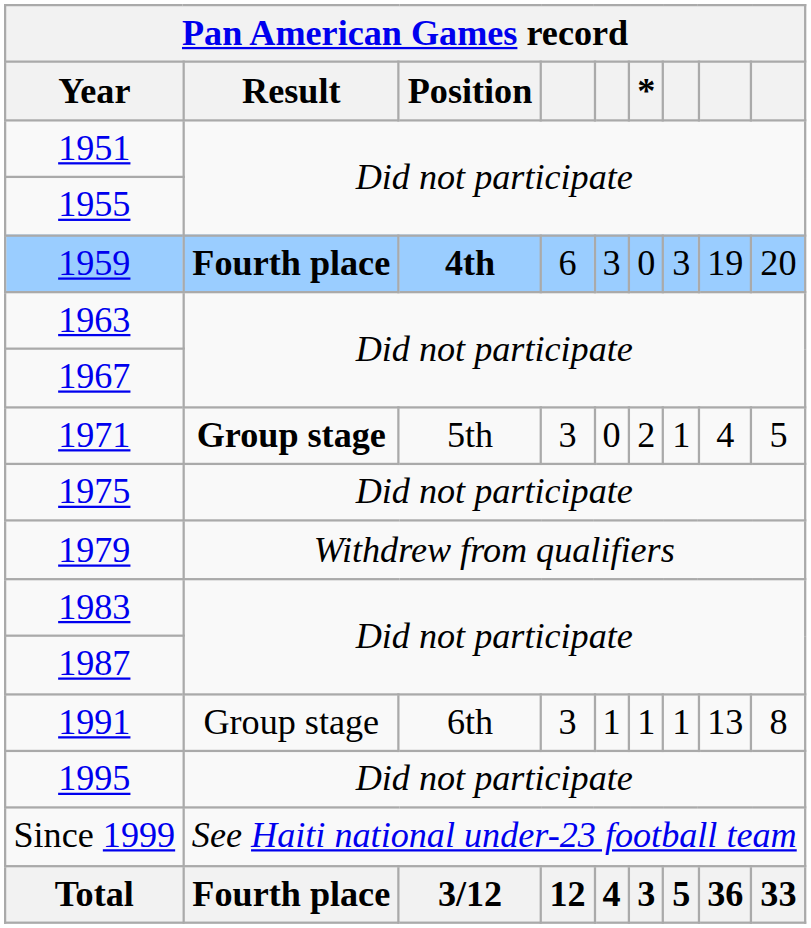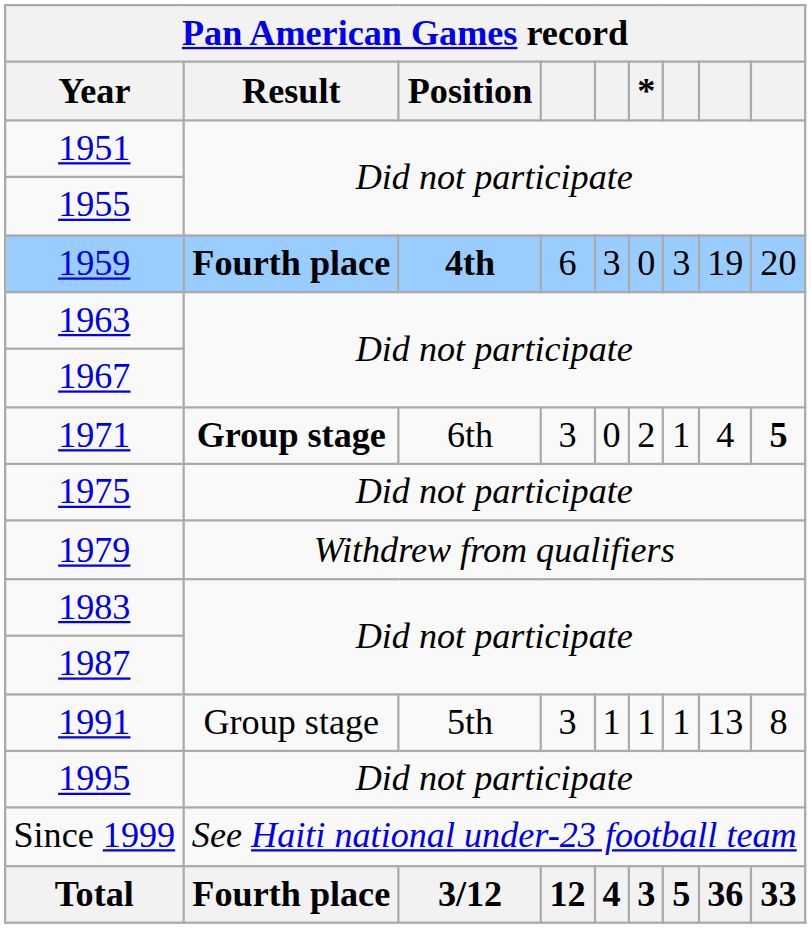(470, 434) 5th -> (470, 434) 6th
(778, 434) normal -> (778, 434) bold
(470, 721) 6th -> (470, 721) 5th
